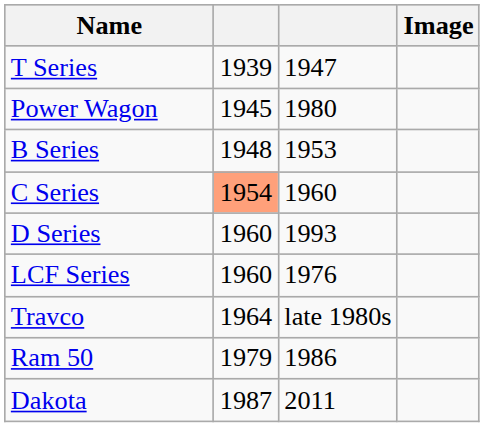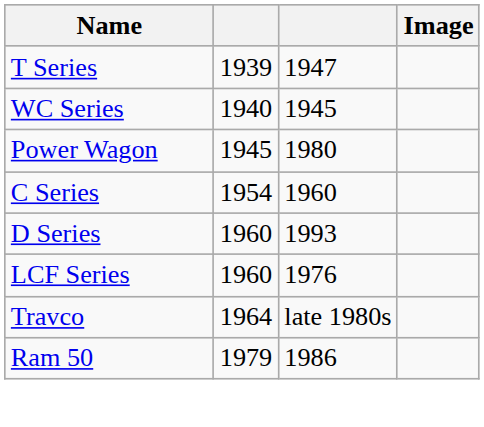+ row: (67, 108)
- row: (55, 150)
(246, 191) lightsalmon background -> (246, 191) no background
- row: (49, 399)
